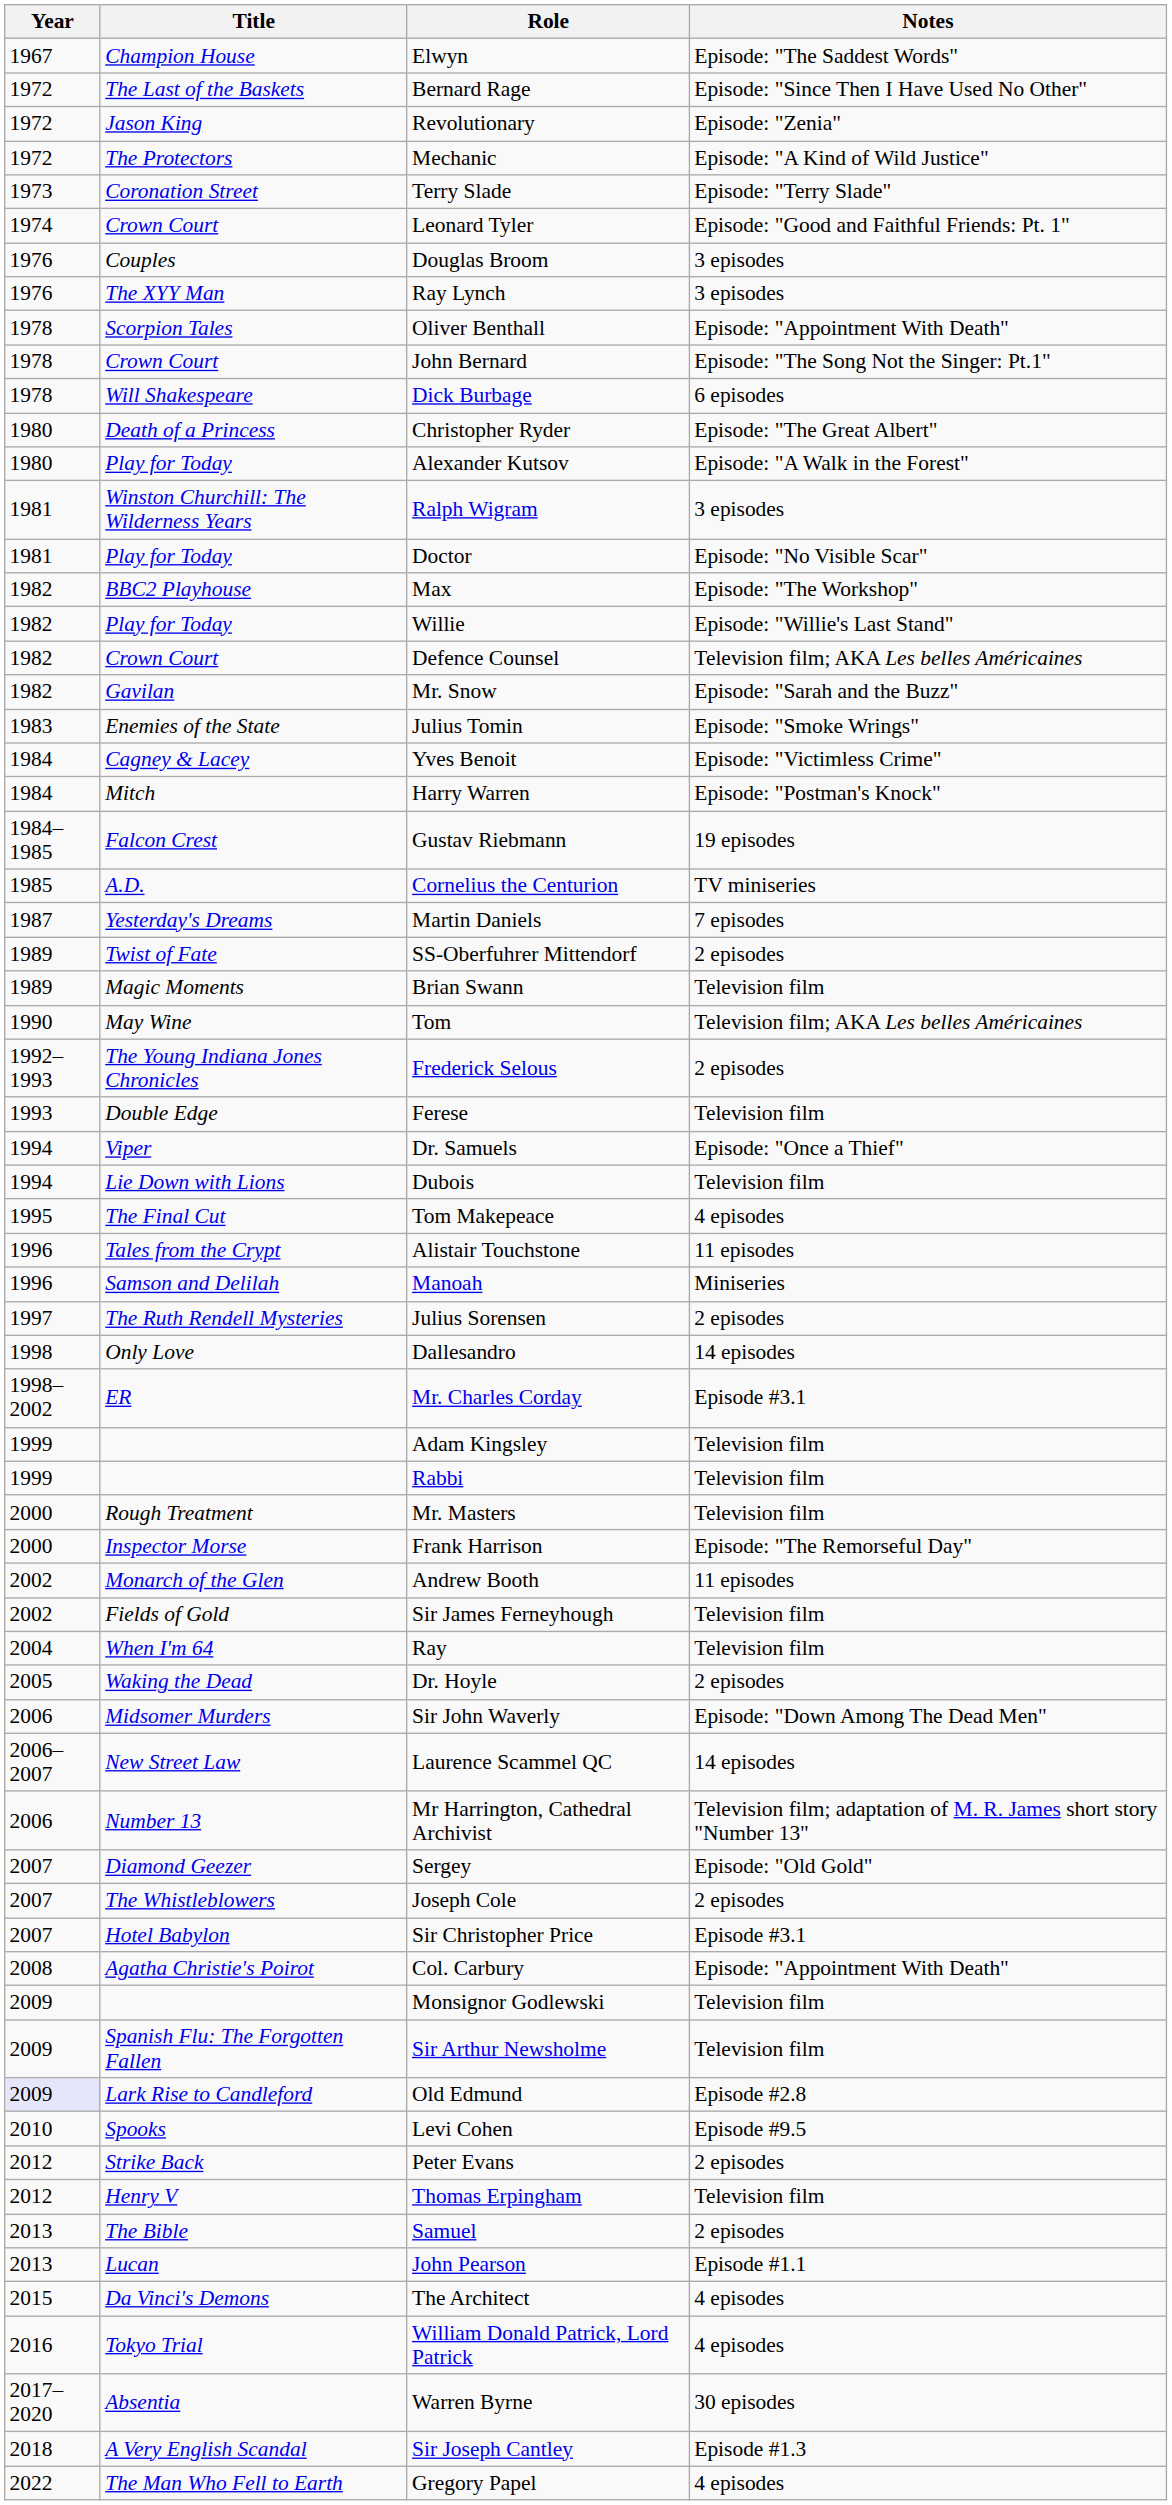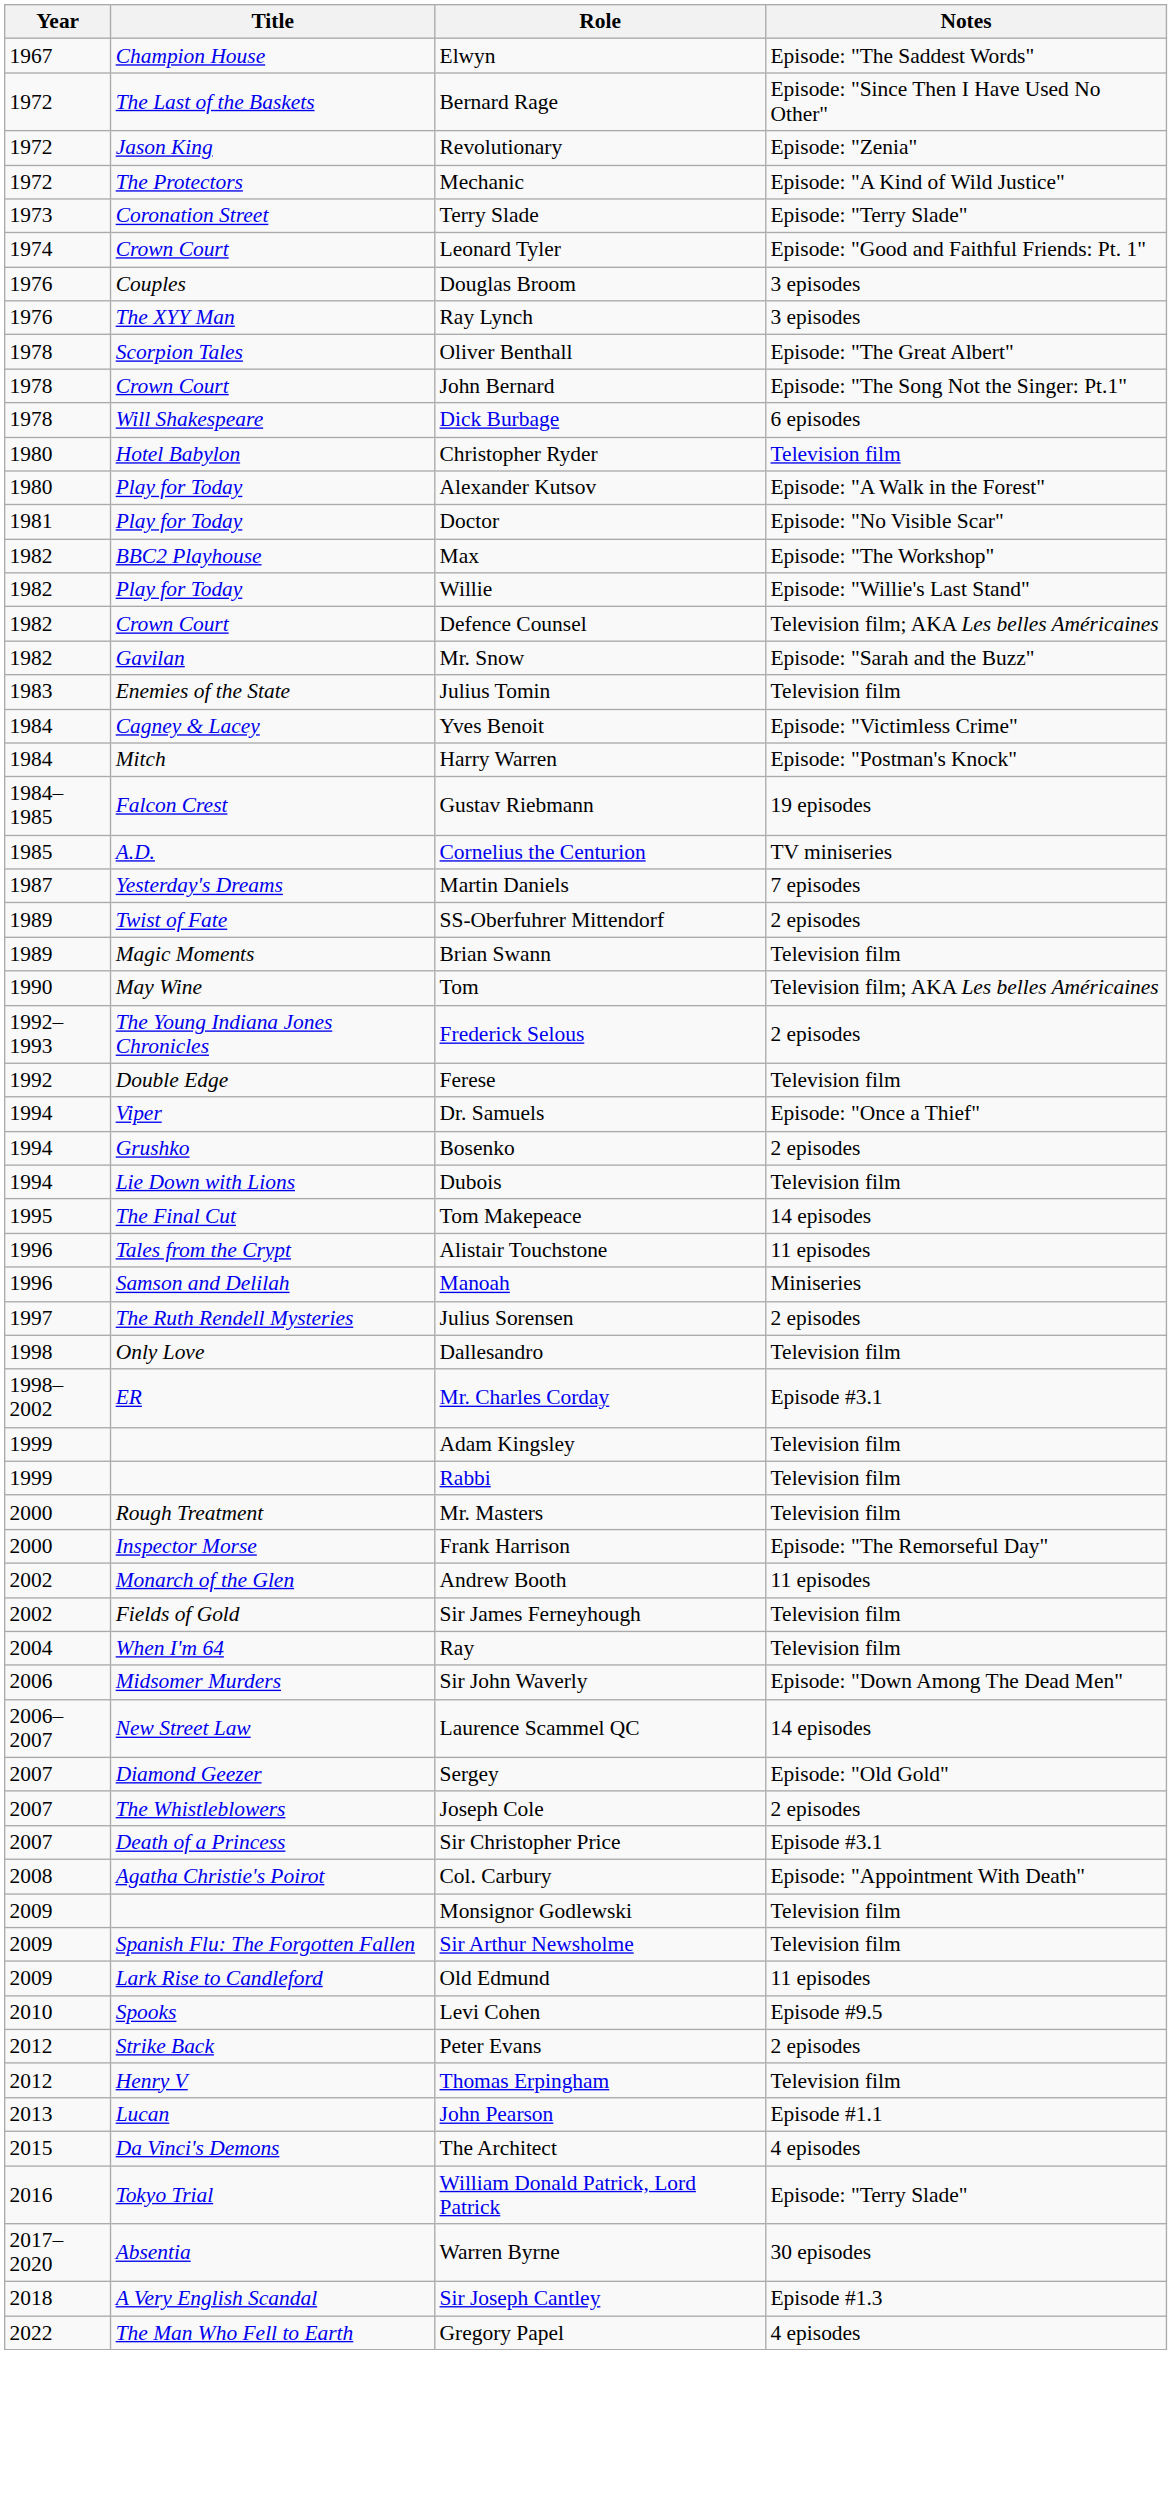(852, 327) Episode: "Appointment With Death" -> (892, 351) Episode: "The Great Albert"
(190, 429) Death of a Princess -> (178, 453) Hotel Babylon
(816, 429) Episode: "The Great Albert" -> (836, 453) Television film
- row: (475, 509)
(807, 725) Episode: "Smoke Wrings" -> (836, 691) Television film
(31, 1113) 1993 -> (31, 1079) 1992
+ row: (477, 1147)
(739, 1215) 4 episodes -> (821, 1215) 14 episodes
(745, 1351) 14 episodes -> (836, 1351) Television film
- row: (454, 1682)
- row: (522, 1820)
(167, 1934) Hotel Babylon -> (201, 1842) Death of a Princess
(31, 2094) lavender background -> (31, 1978) no background
(750, 2094) Episode #2.8 -> (820, 1978) 11 episodes
- row: (444, 2230)
(739, 2344) 4 episodes -> (869, 2194) Episode: "Terry Slade"
